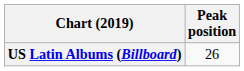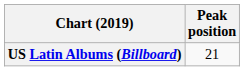(212, 54) 26 -> (212, 54) 21
